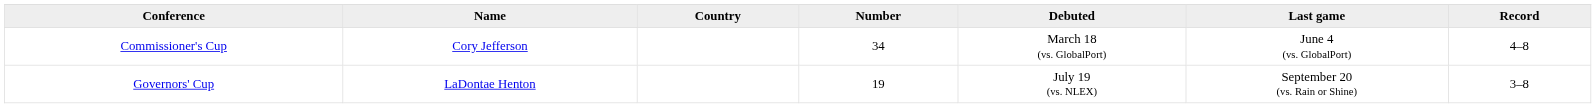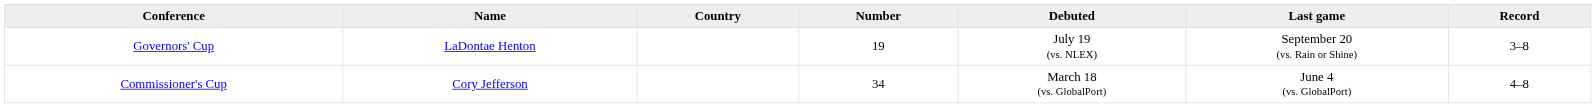rows swapped: (174, 46) <-> (174, 84)
